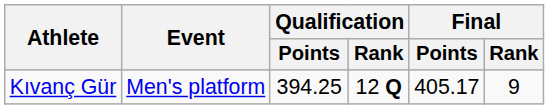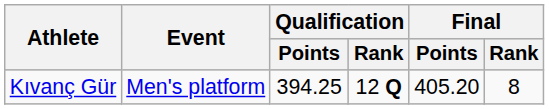(447, 87) 405.17 -> (447, 87) 405.20
(514, 87) 9 -> (514, 87) 8
